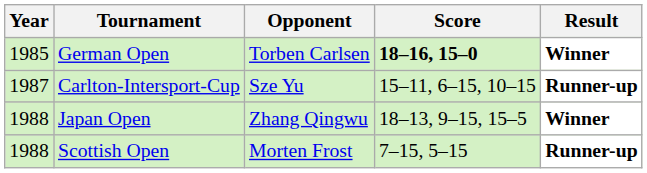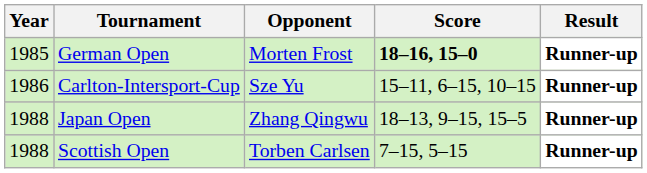(309, 53) Torben Carlsen -> (301, 53) Morten Frost
(577, 53) Winner -> (591, 53) Runner-up
(29, 86) 1987 -> (29, 86) 1986
(577, 118) Winner -> (591, 118) Runner-up
(301, 151) Morten Frost -> (309, 151) Torben Carlsen
